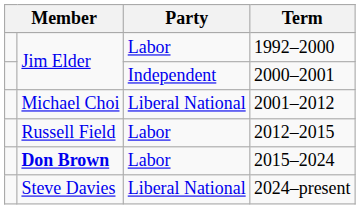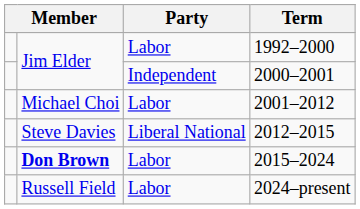(187, 103) Liberal National -> (149, 103) Labor
(68, 132) Russell Field -> (68, 132) Steve Davies
(149, 132) Labor -> (187, 132) Liberal National
(68, 189) Steve Davies -> (68, 189) Russell Field
(187, 189) Liberal National -> (149, 189) Labor
